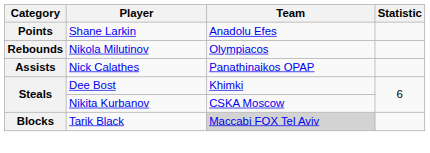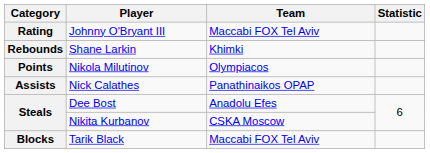+ row: (117, 31)
(35, 31) Points -> (35, 49) Rebounds
(243, 31) Anadolu Efes -> (226, 49) Khimki
(35, 49) Rebounds -> (35, 67) Points
(226, 85) Khimki -> (243, 103) Anadolu Efes
(264, 121) lightgrey background -> (264, 139) no background
